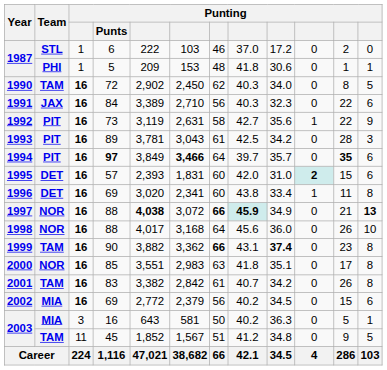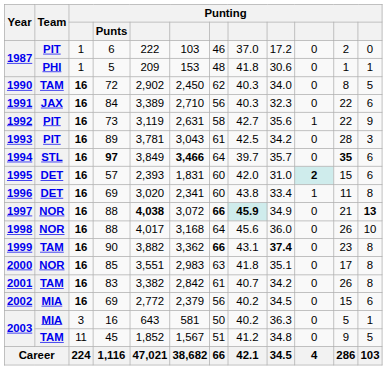(52, 49) STL -> (52, 49) PIT
(52, 157) PIT -> (52, 157) STL
